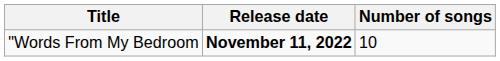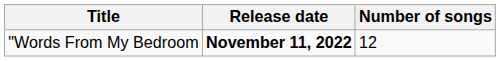(368, 42) 10 -> (368, 42) 12
